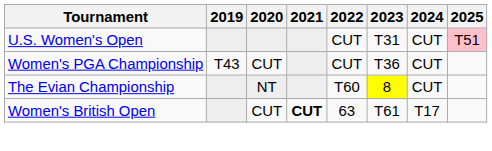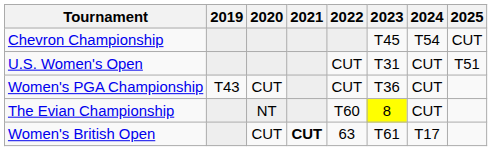+ row: (86, 40)
(467, 40) pink background -> (467, 64) no background
